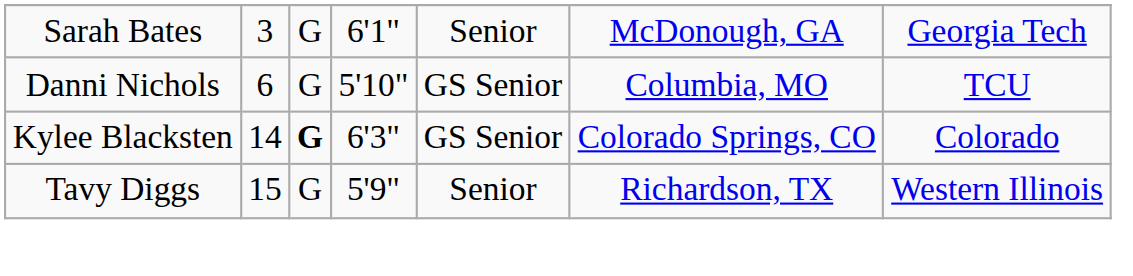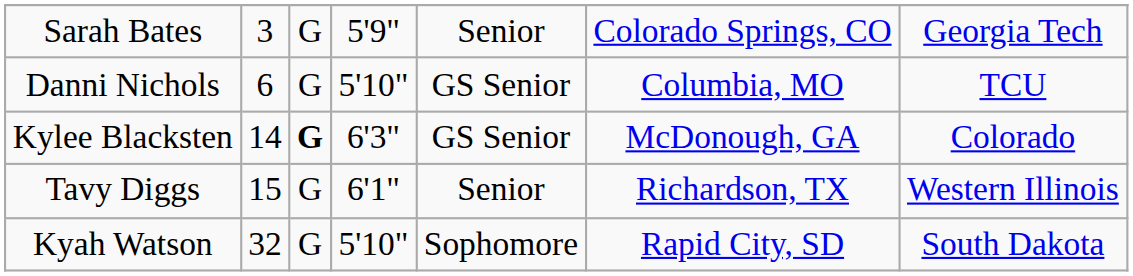(373, 31) 6'1" -> (373, 31) 5'9"
(727, 31) McDonough, GA -> (743, 31) Colorado Springs, CO
(727, 137) Colorado Springs, CO -> (742, 137) McDonough, GA
(373, 190) 5'9" -> (373, 190) 6'1"
+ row: (123, 243)
